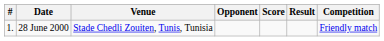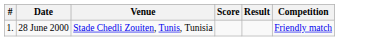- column: (237, 12)
